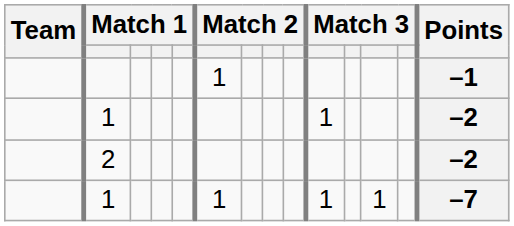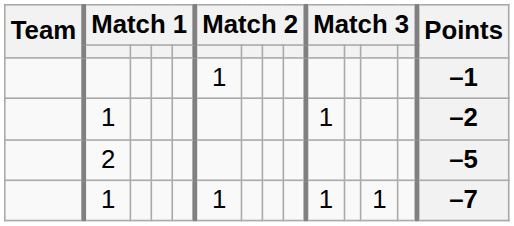(464, 159) –2 -> (464, 159) –5
